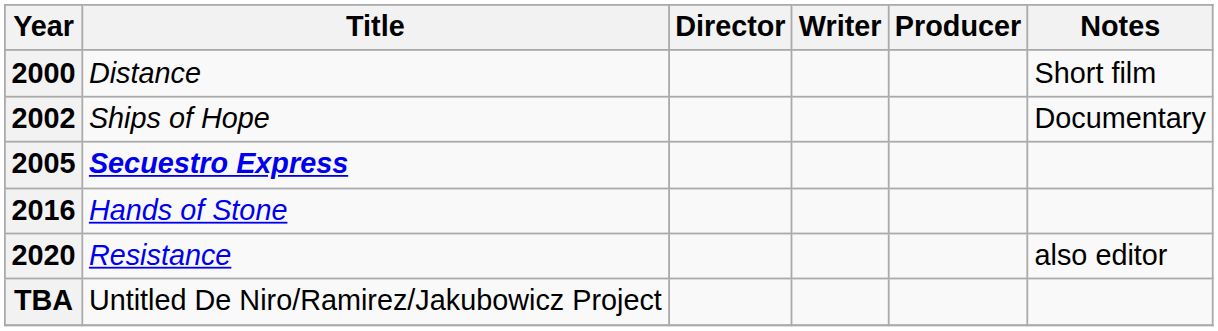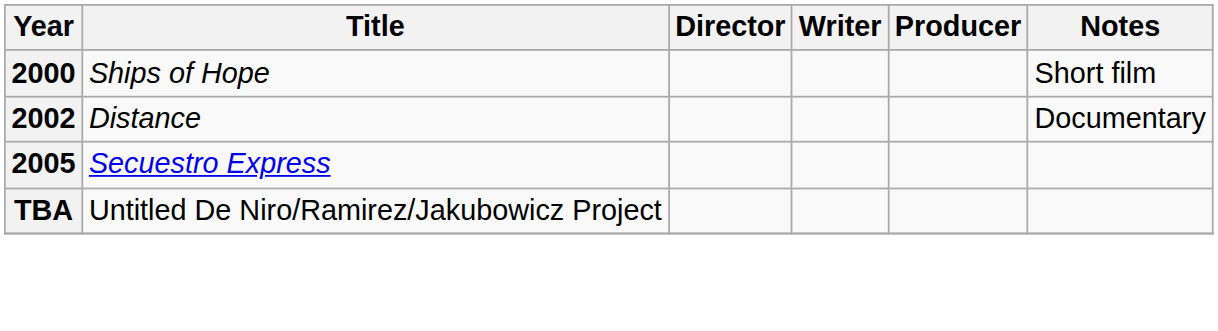(145, 73) Distance -> (179, 73) Ships of Hope
(179, 118) Ships of Hope -> (145, 118) Distance
(219, 164) bold -> (210, 164) normal
- row: (44, 210)
- row: (44, 255)
